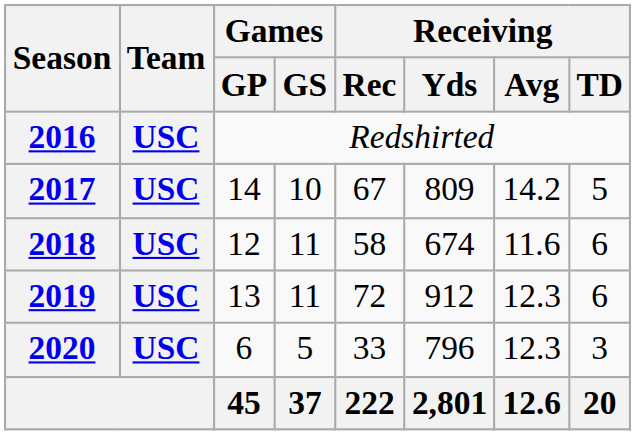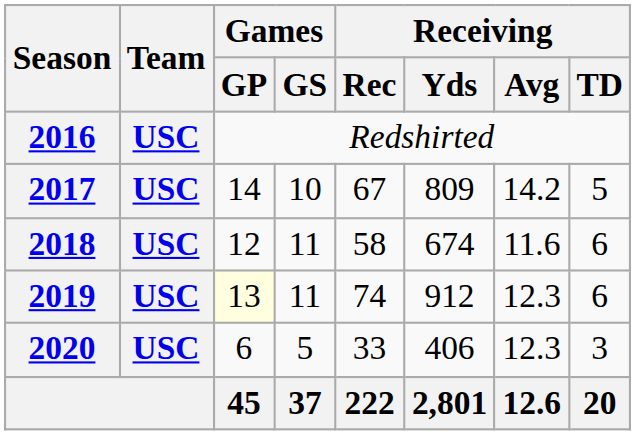(244, 296) no background -> (244, 296) lightyellow background
(370, 296) 72 -> (370, 296) 74
(449, 349) 796 -> (449, 349) 406
